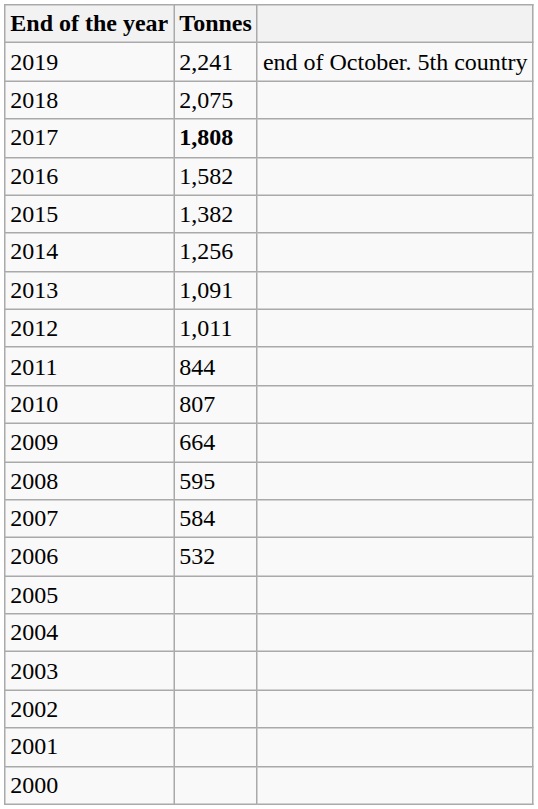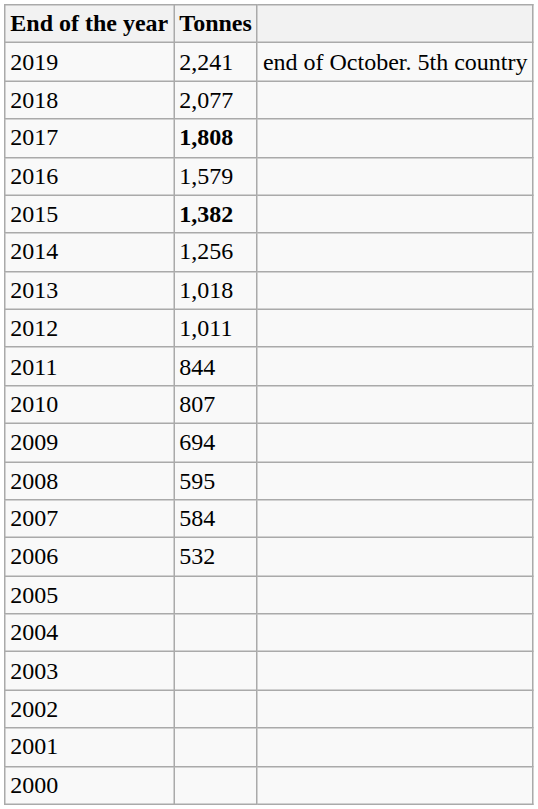(206, 99) 2,075 -> (206, 99) 2,077
(206, 175) 1,582 -> (206, 175) 1,579
(206, 213) normal -> (206, 213) bold
(206, 289) 1,091 -> (206, 289) 1,018
(197, 442) 664 -> (197, 442) 694
